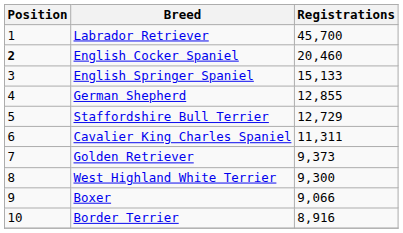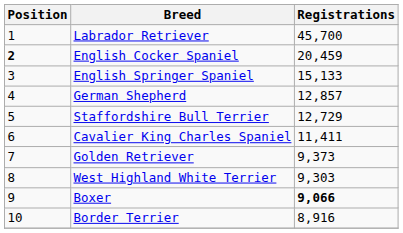(320, 55) 20,460 -> (320, 55) 20,459
(320, 96) 12,855 -> (320, 96) 12,857
(320, 137) 11,311 -> (320, 137) 11,411
(316, 177) 9,300 -> (316, 177) 9,303
(316, 198) normal -> (316, 198) bold
